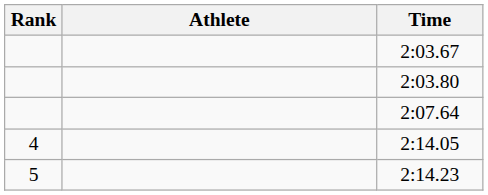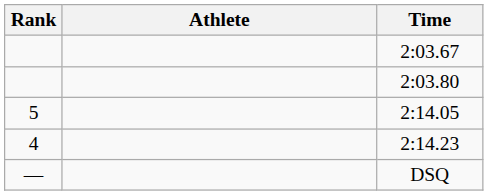- row: (430, 112)
(34, 143) 4 -> (34, 112) 5
(34, 174) 5 -> (34, 143) 4
+ row: (430, 174)
